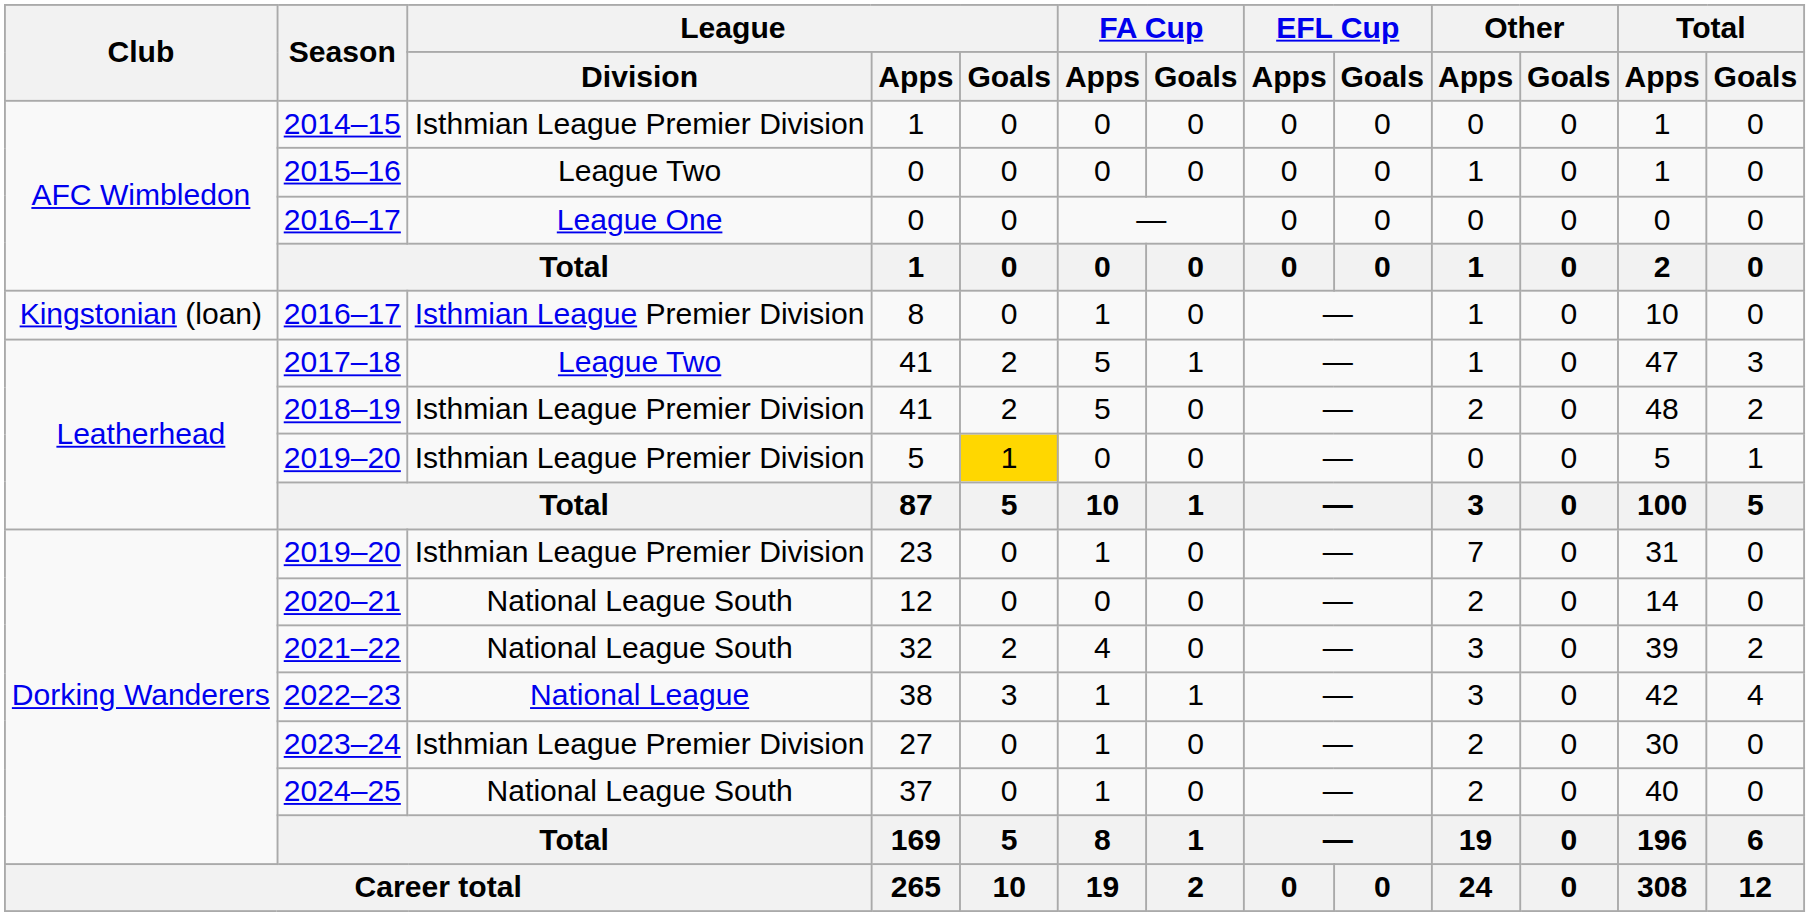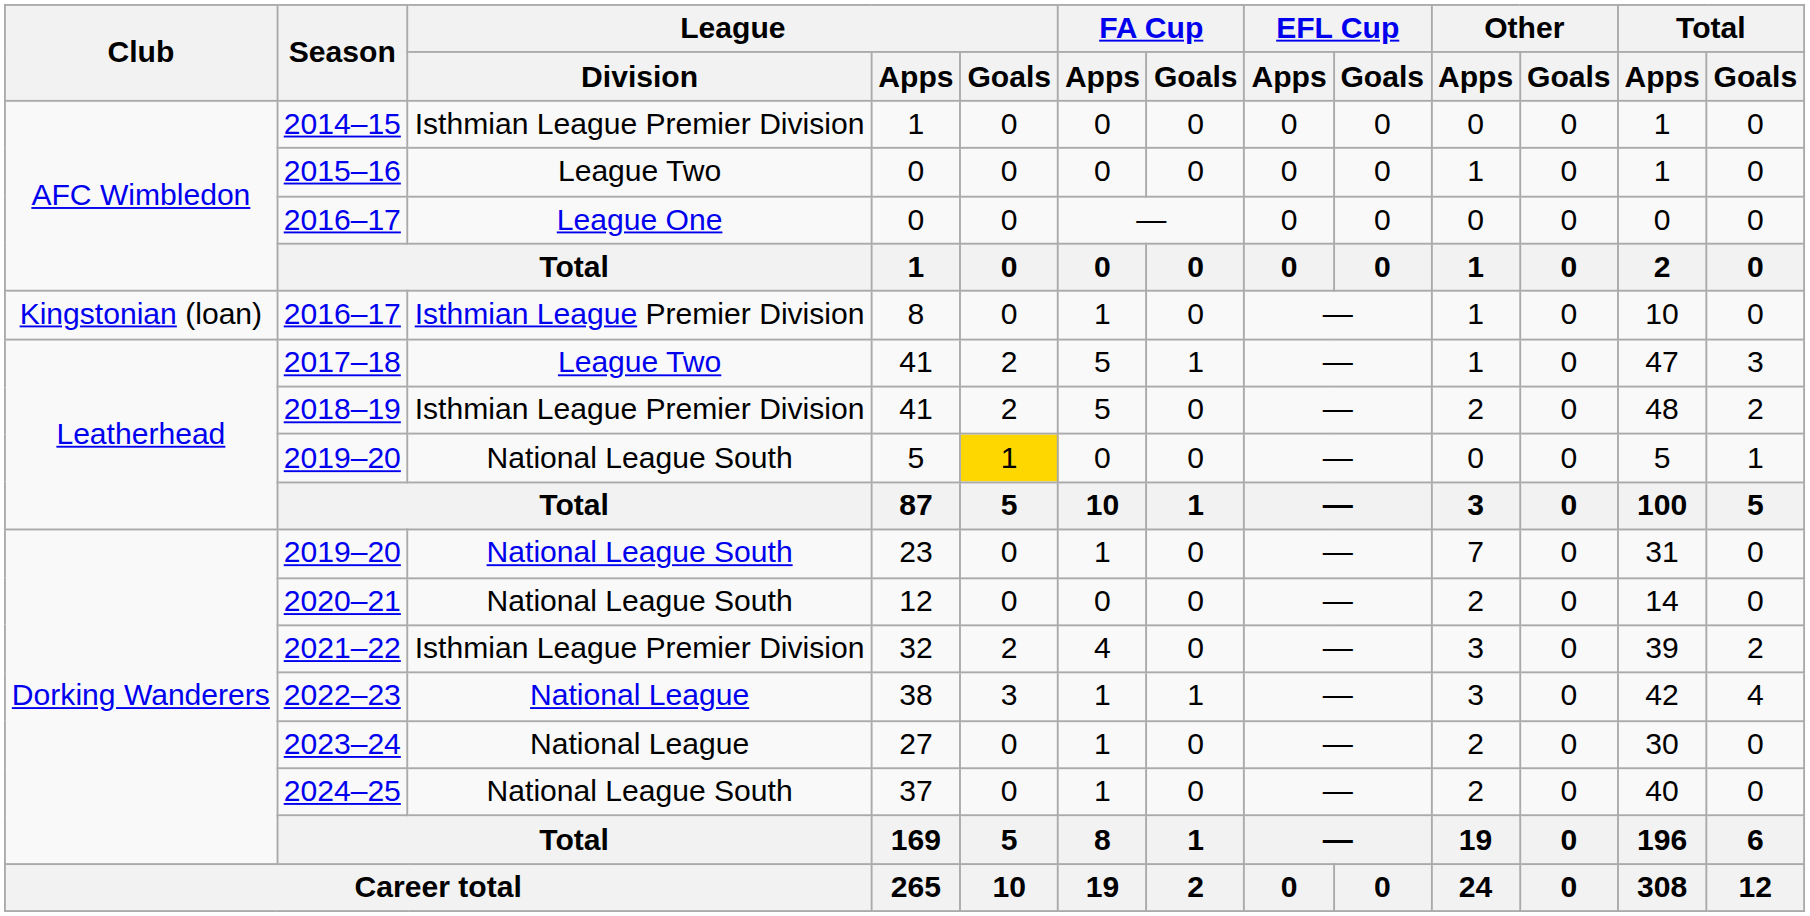(640, 457) Isthmian League Premier Division -> (640, 457) National League South
(640, 553) Isthmian League Premier Division -> (640, 553) National League South
(640, 648) National League South -> (640, 648) Isthmian League Premier Division
(640, 743) Isthmian League Premier Division -> (640, 743) National League
